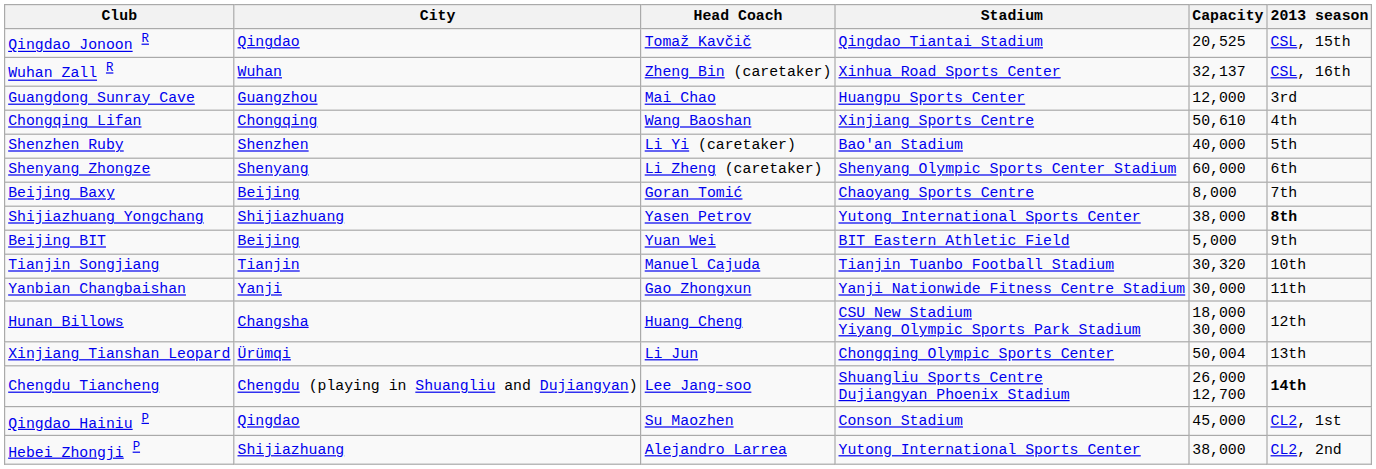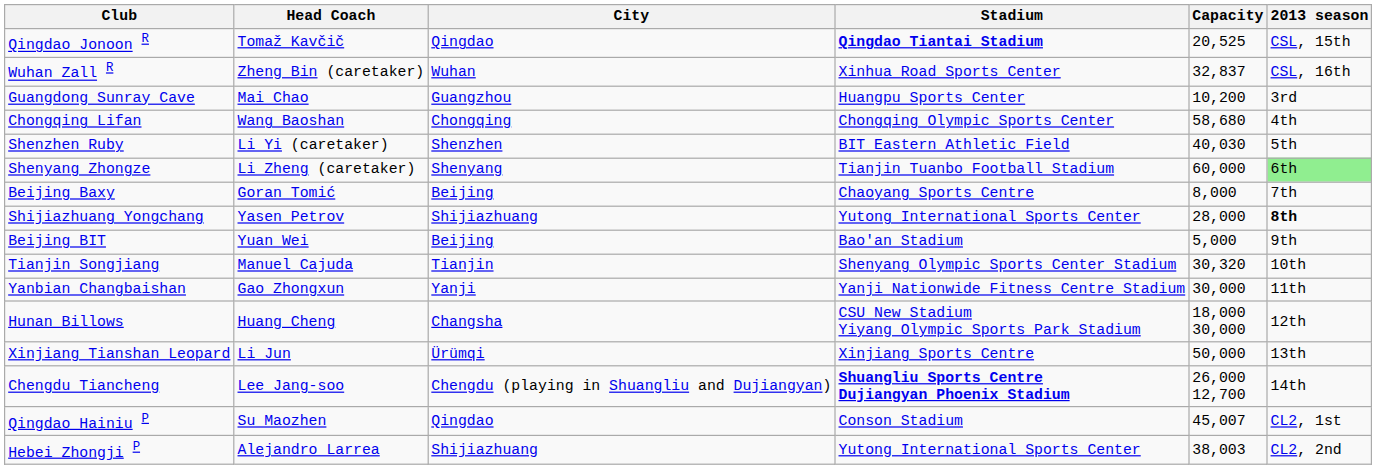columns swapped: (738, 17) <-> (438, 17)
(941, 43) normal -> (941, 43) bold
(1219, 72) 32,137 -> (1219, 72) 32,837
(1219, 99) 12,000 -> (1219, 99) 10,200
(936, 122) Xinjiang Sports Centre -> (976, 122) Chongqing Olympic Sports Center
(1219, 122) 50,610 -> (1219, 122) 58,680
(901, 146) Bao'an Stadium -> (954, 146) BIT Eastern Athletic Field
(1219, 146) 40,000 -> (1219, 146) 40,030
(1007, 170) Shenyang Olympic Sports Center Stadium -> (976, 170) Tianjin Tuanbo Football Stadium
(1284, 170) no background -> (1284, 170) lightgreen background
(1219, 218) 38,000 -> (1219, 218) 28,000
(954, 242) BIT Eastern Athletic Field -> (901, 242) Bao'an Stadium
(976, 266) Tianjin Tuanbo Football Stadium -> (1007, 266) Shenyang Olympic Sports Center Stadium
(976, 355) Chongqing Olympic Sports Center -> (936, 355) Xinjiang Sports Centre
(1219, 355) 50,004 -> (1219, 355) 50,000
(954, 387) normal -> (954, 387) bold
(1288, 387) bold -> (1288, 387) normal
(1219, 422) 45,000 -> (1219, 422) 45,007
(1219, 451) 38,000 -> (1219, 451) 38,003
